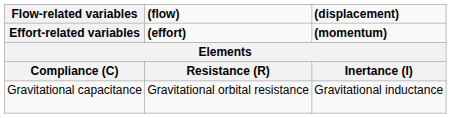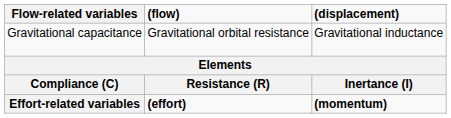rows swapped: (75, 33) <-> (75, 90)
